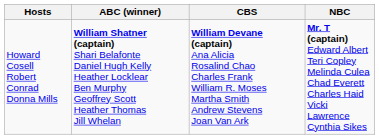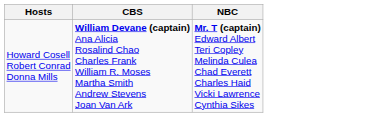- column: (130, 12)
